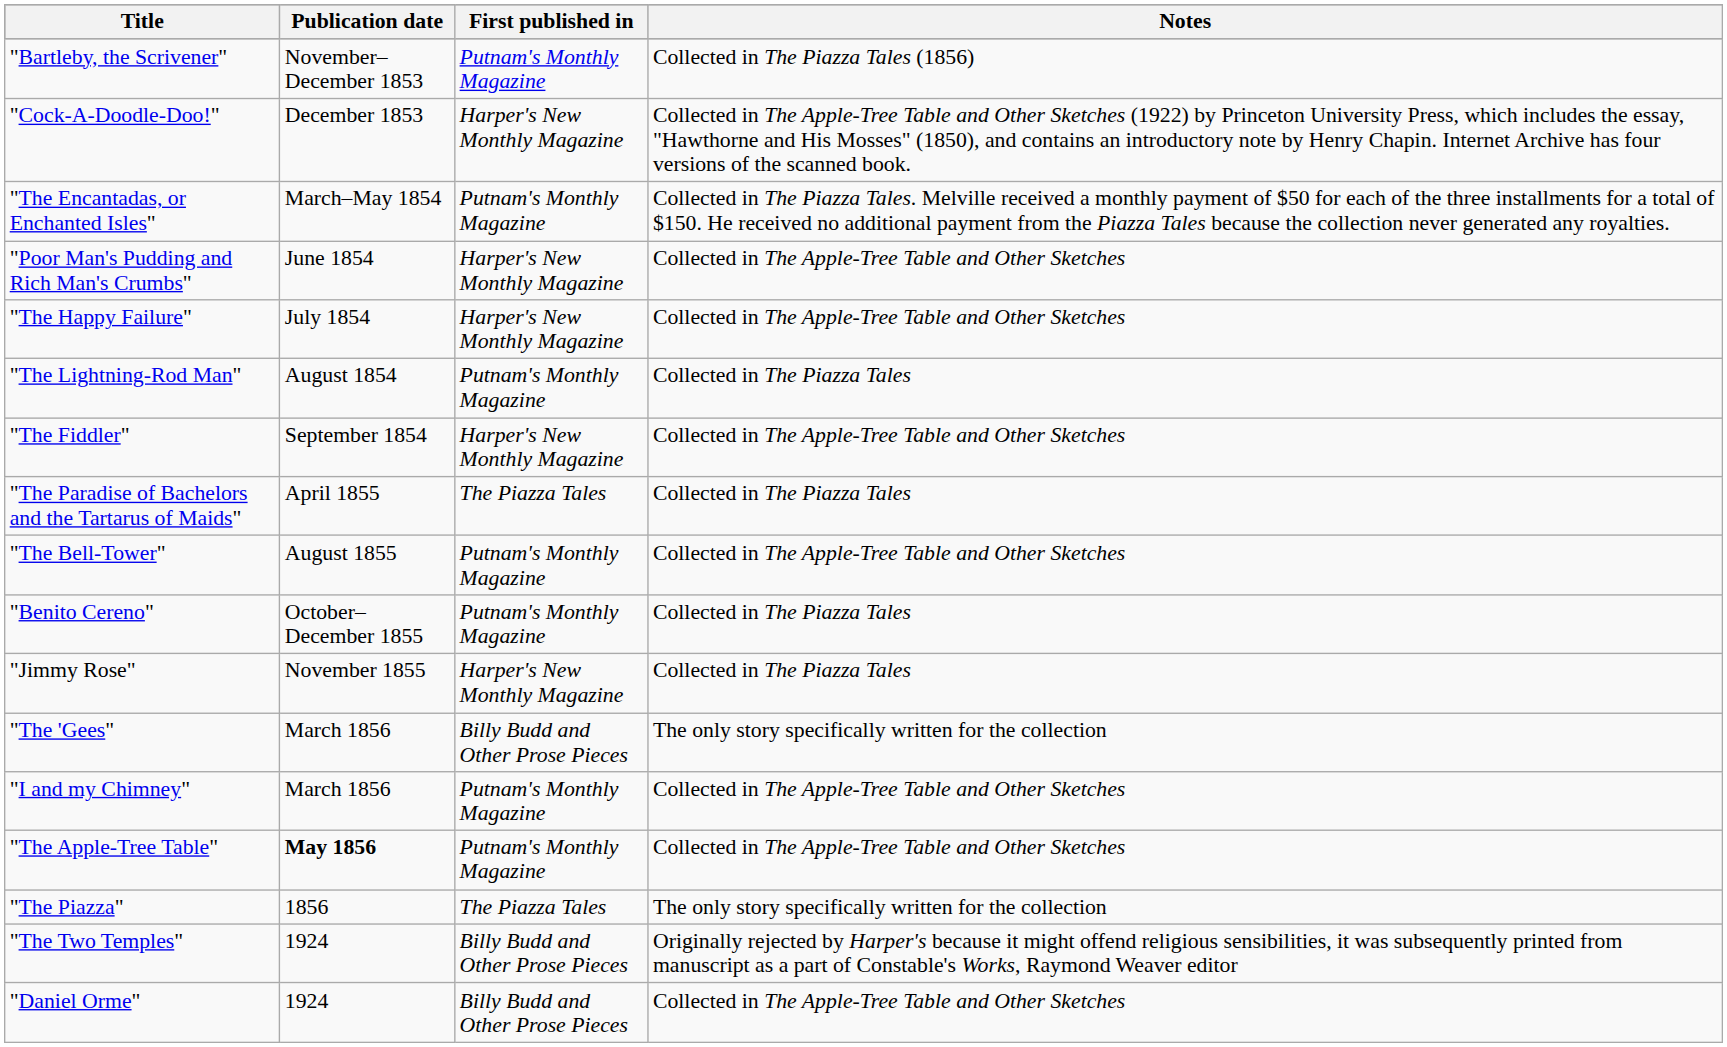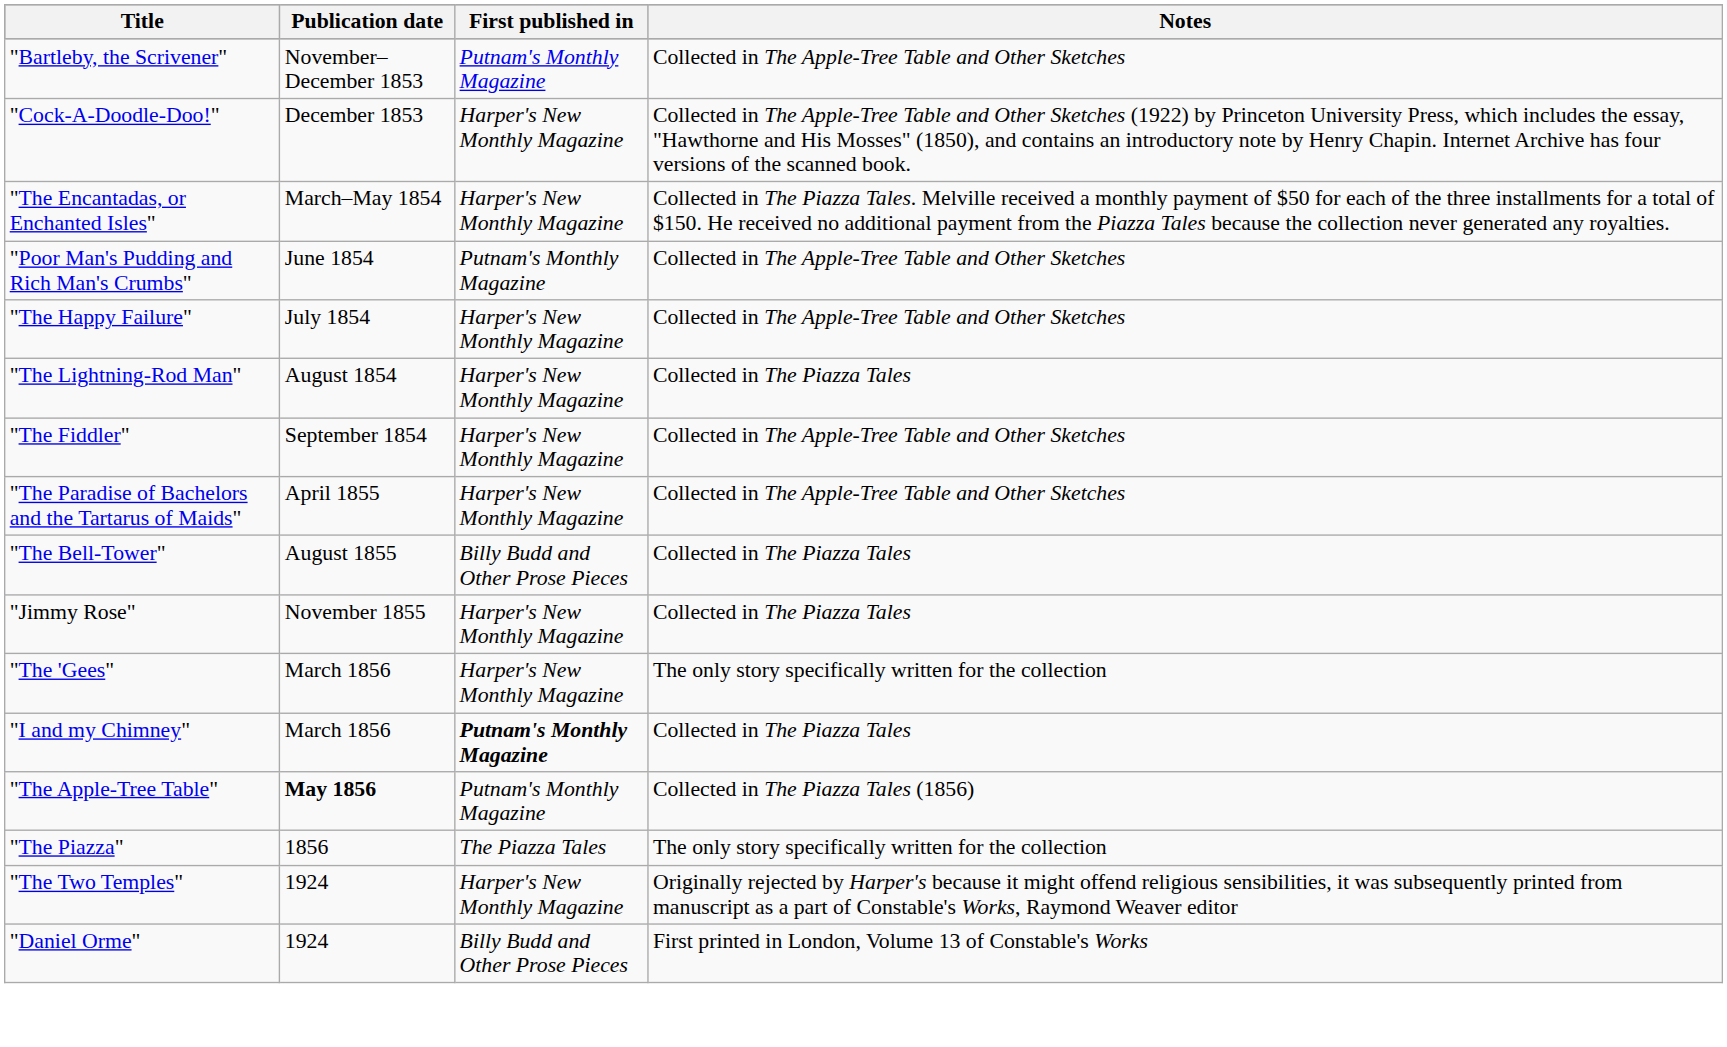(814, 56) Collected in The Piazza Tales (1856) -> (889, 56) Collected in The Apple-Tree Table and Other Sketches
(539, 210) Putnam's Monthly Magazine -> (541, 210) Harper's New Monthly Magazine
(541, 269) Harper's New Monthly Magazine -> (539, 269) Putnam's Monthly Magazine
(539, 387) Putnam's Monthly Magazine -> (541, 387) Harper's New Monthly Magazine
(533, 493) The Piazza Tales -> (541, 505) Harper's New Monthly Magazine
(782, 493) Collected in The Piazza Tales -> (889, 493) Collected in The Apple-Tree Table and Other Sketches
(539, 564) Putnam's Monthly Magazine -> (544, 564) Billy Budd and Other Prose Pieces
(889, 552) Collected in The Apple-Tree Table and Other Sketches -> (782, 552) Collected in The Piazza Tales
- row: (82, 611)
(544, 741) Billy Budd and Other Prose Pieces -> (541, 682) Harper's New Monthly Magazine
(539, 800) normal -> (543, 741) bold
(889, 788) Collected in The Apple-Tree Table and Other Sketches -> (782, 729) Collected in The Piazza Tales
(889, 847) Collected in The Apple-Tree Table and Other Sketches -> (814, 788) Collected in The Piazza Tales (1856)
(544, 953) Billy Budd and Other Prose Pieces -> (541, 894) Harper's New Monthly Magazine
(889, 1000) Collected in The Apple-Tree Table and Other Sketches -> (900, 941) First printed in London, Volume 13 of Constable's Works
